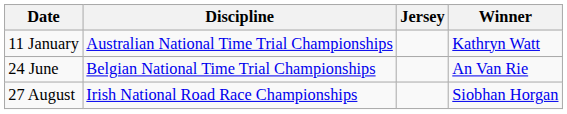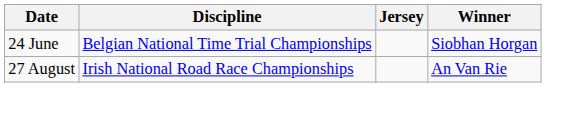- row: (44, 43)
(490, 69) An Van Rie -> (484, 43) Siobhan Horgan
(505, 95) Siobhan Horgan -> (469, 69) An Van Rie
